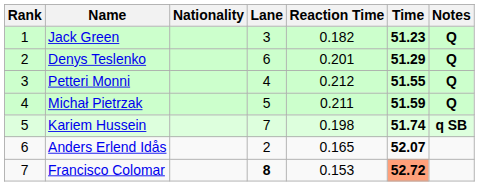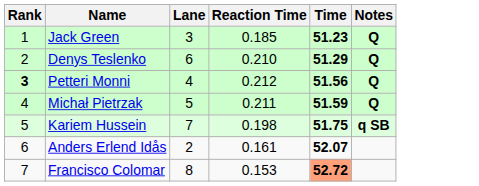- column: (208, 15)
(337, 37) 0.182 -> (259, 37) 0.185
(337, 59) 0.201 -> (259, 59) 0.210
(25, 81) normal -> (25, 81) bold
(408, 81) 51.55 -> (331, 81) 51.56
(408, 125) 51.74 -> (331, 125) 51.75
(337, 147) 0.165 -> (259, 147) 0.161
(267, 170) bold -> (189, 170) normal
